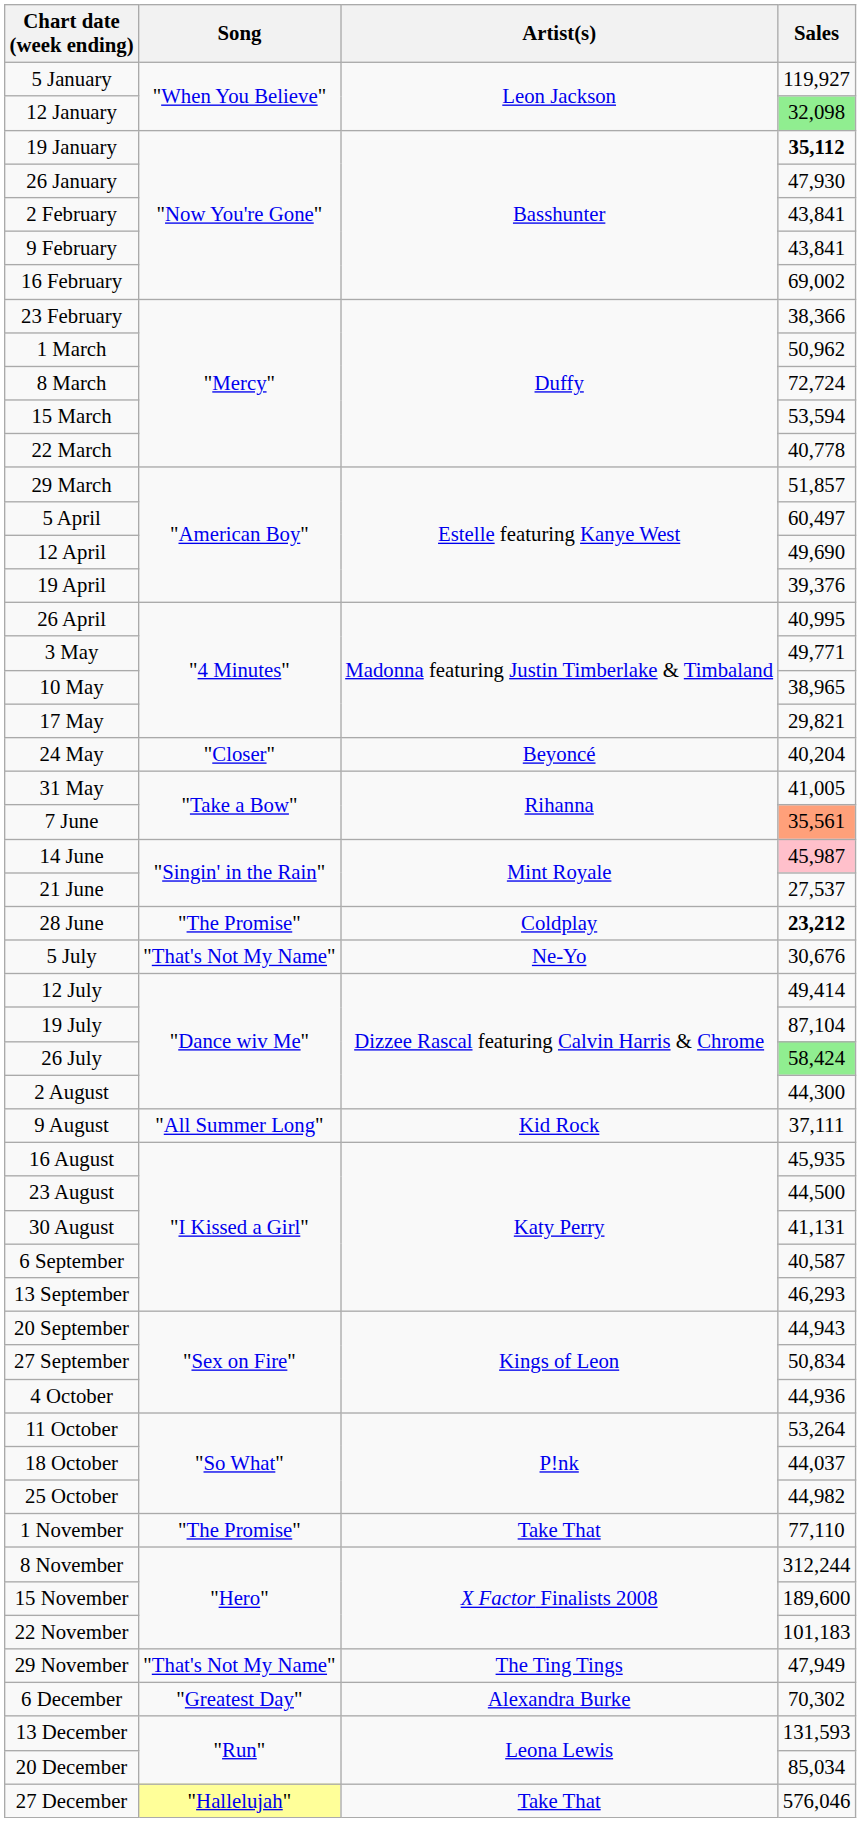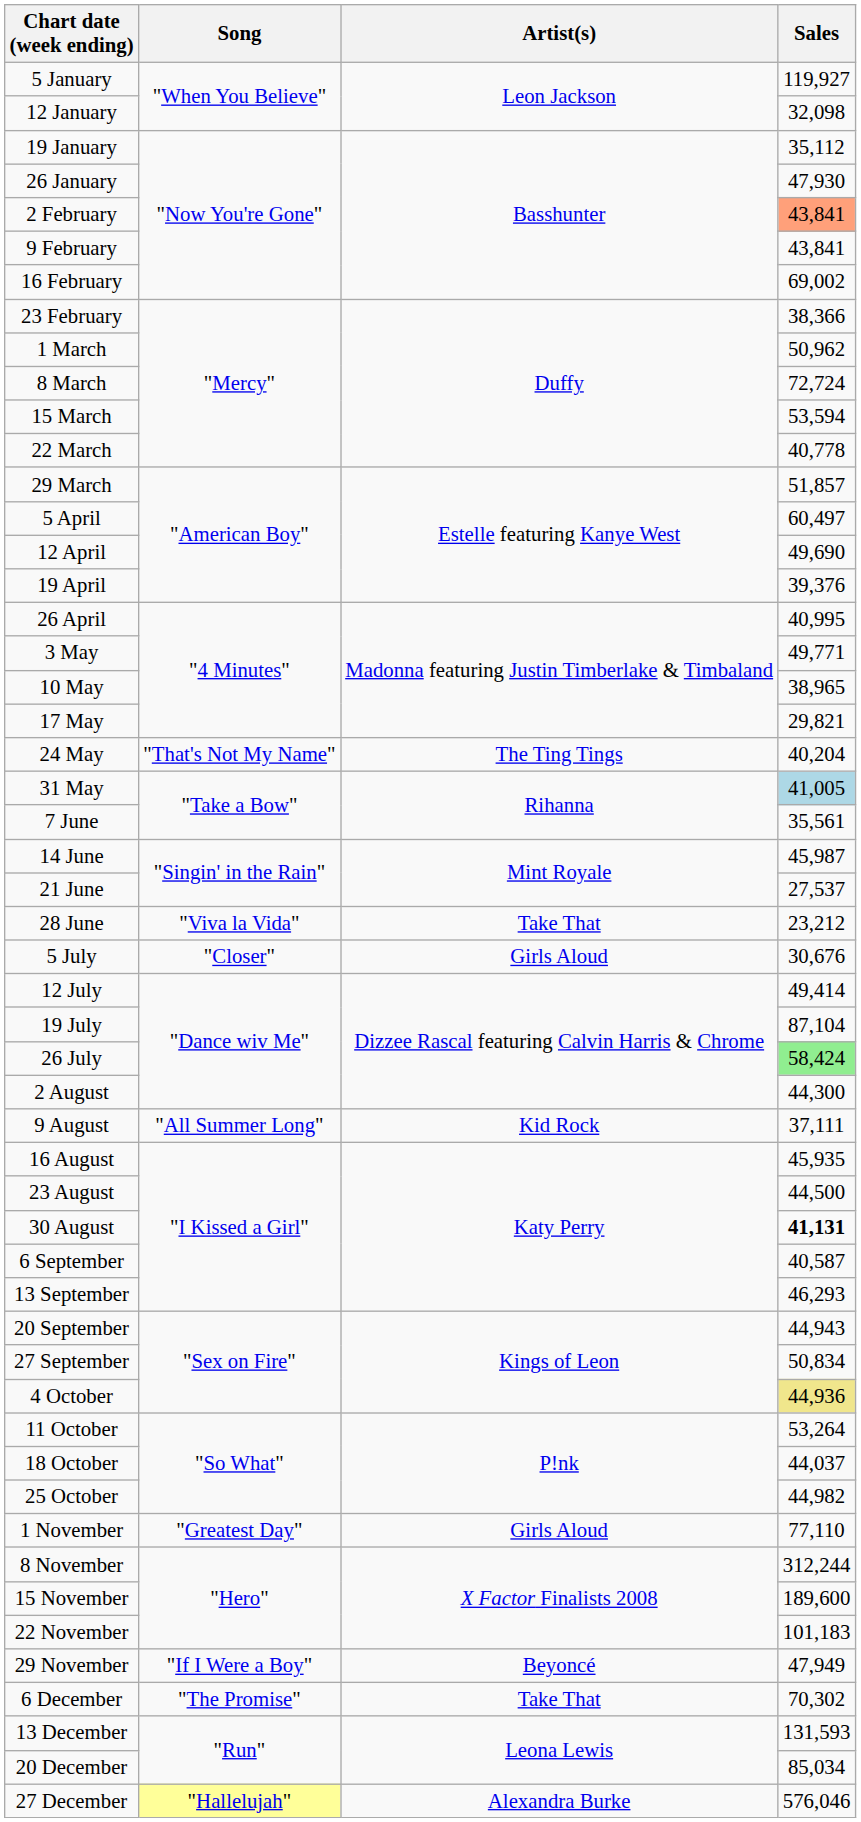(817, 112) lightgreen background -> (817, 112) no background
(817, 146) bold -> (817, 146) normal
(817, 213) no background -> (817, 213) lightsalmon background
(239, 753) "Closer" -> (239, 753) "That's Not My Name"
(559, 753) Beyoncé -> (559, 753) The Ting Tings
(817, 787) no background -> (817, 787) lightblue background
(817, 821) lightsalmon background -> (817, 821) no background
(817, 855) pink background -> (817, 855) no background
(239, 922) "The Promise" -> (239, 922) "Viva la Vida"
(559, 922) Coldplay -> (559, 922) Take That
(817, 922) bold -> (817, 922) normal
(239, 956) "That's Not My Name" -> (239, 956) "Closer"
(559, 956) Ne-Yo -> (559, 956) Girls Aloud
(817, 1226) normal -> (817, 1226) bold
(817, 1395) no background -> (817, 1395) khaki background
(239, 1530) "The Promise" -> (239, 1530) "Greatest Day"
(559, 1530) Take That -> (559, 1530) Girls Aloud
(239, 1665) "That's Not My Name" -> (239, 1665) "If I Were a Boy"
(559, 1665) The Ting Tings -> (559, 1665) Beyoncé
(239, 1698) "Greatest Day" -> (239, 1698) "The Promise"
(559, 1698) Alexandra Burke -> (559, 1698) Take That
(559, 1800) Take That -> (559, 1800) Alexandra Burke
